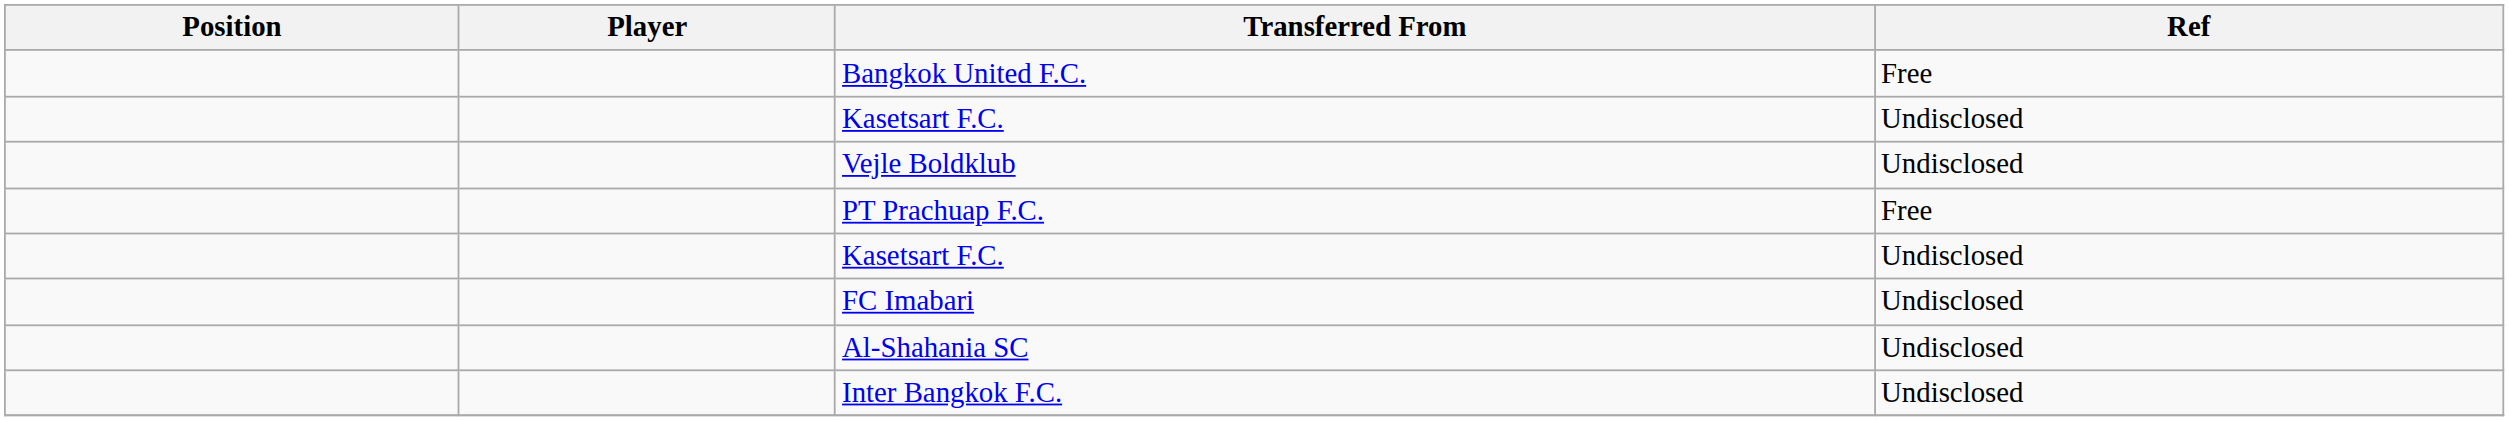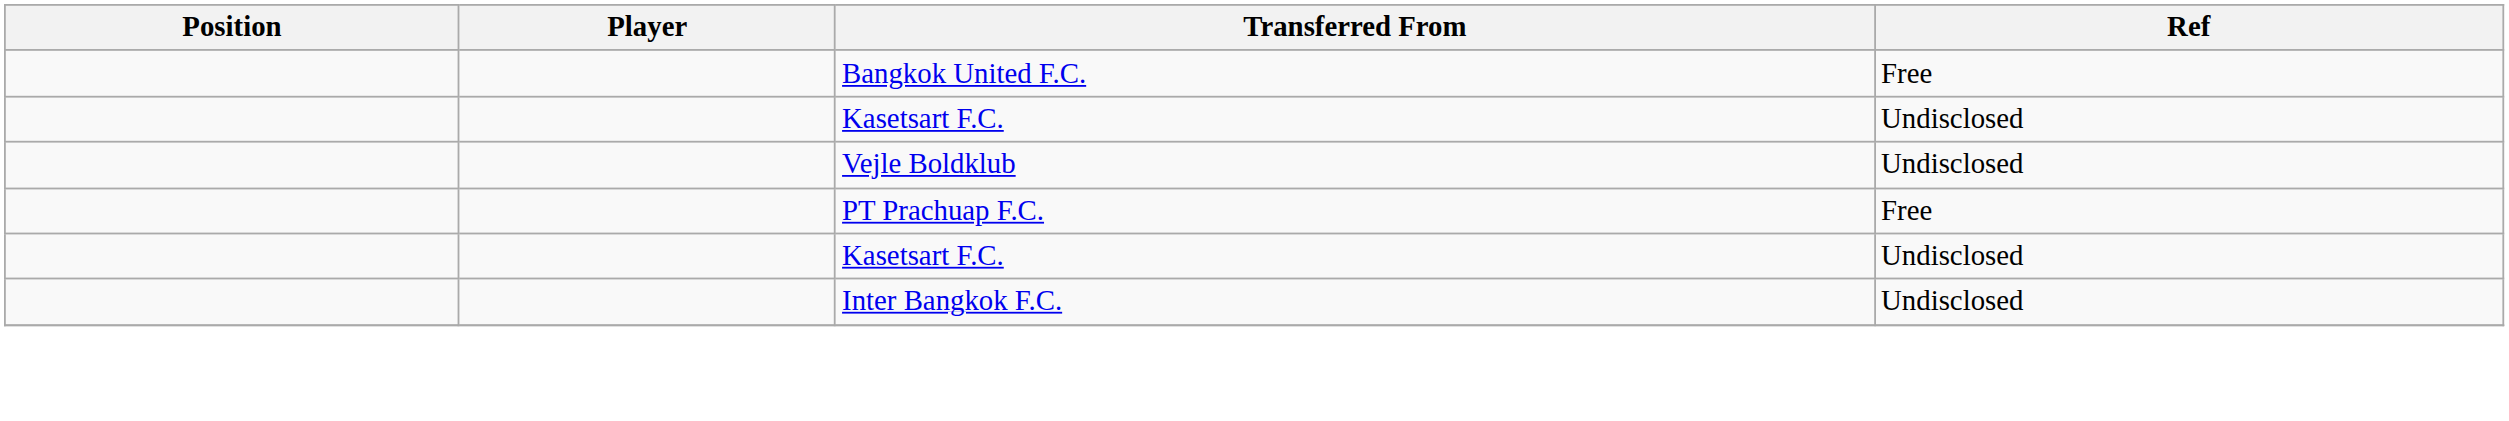- row: (908, 301)
- row: (935, 347)
